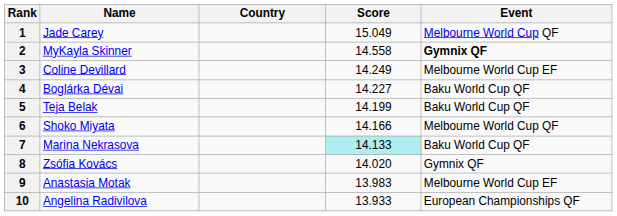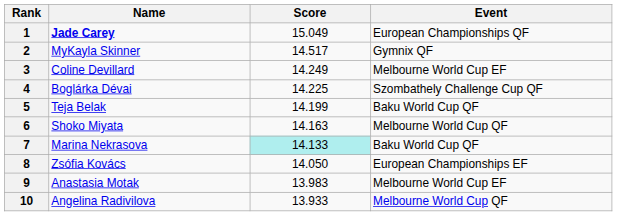- column: (262, 13)
(73, 32) normal -> (83, 32) bold
(491, 32) Melbourne World Cup QF -> (451, 32) European Championships QF
(373, 51) 14.558 -> (310, 51) 14.517
(455, 51) bold -> (403, 51) normal
(373, 88) 14.227 -> (310, 88) 14.225
(477, 88) Baku World Cup QF -> (458, 88) Szombathely Challenge Cup QF
(373, 126) 14.166 -> (310, 126) 14.163
(373, 164) 14.020 -> (310, 164) 14.050
(454, 164) Gymnix QF -> (450, 164) European Championships EF
(502, 201) European Championships QF -> (440, 201) Melbourne World Cup QF
